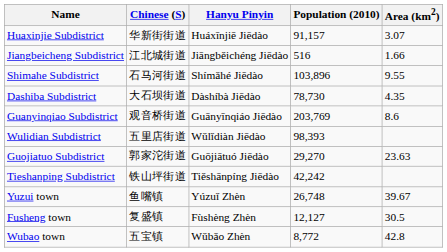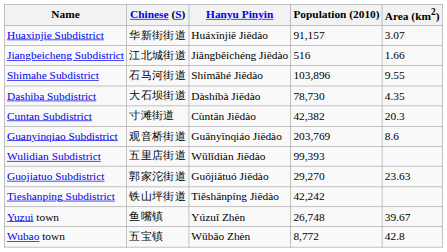+ row: (49, 116)
(309, 136) 98,393 -> (309, 156) 99,393
- row: (39, 216)
